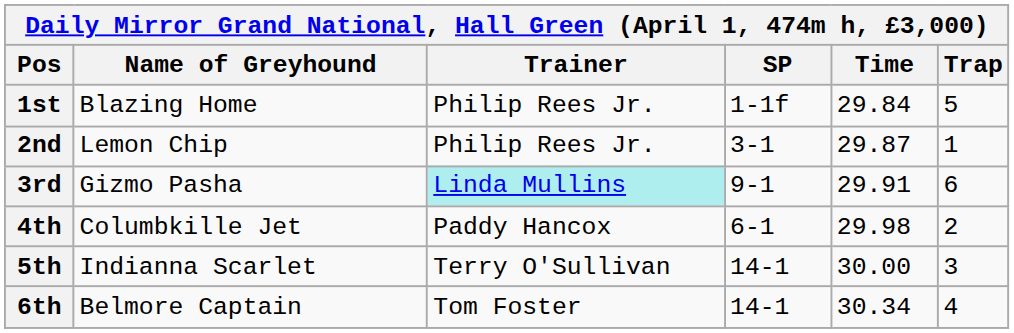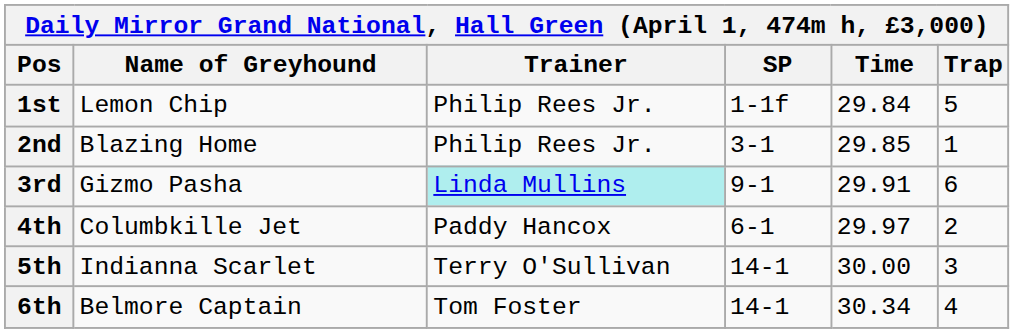(169, 106) Blazing Home -> (154, 106) Lemon Chip
(154, 146) Lemon Chip -> (169, 146) Blazing Home
(874, 146) 29.87 -> (874, 146) 29.85
(874, 226) 29.98 -> (874, 226) 29.97
